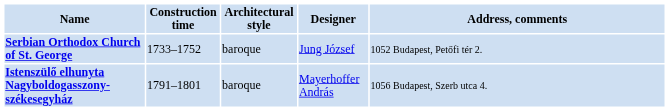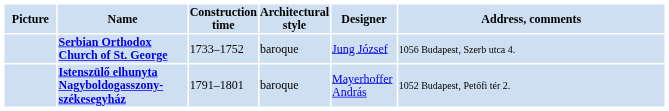+ column: (30, 18)
(426, 49) 1052 Budapest, Petőfi tér 2. -> (457, 49) 1056 Budapest, Szerb utca 4.
(429, 86) 1056 Budapest, Szerb utca 4. -> (455, 86) 1052 Budapest, Petőfi tér 2.
